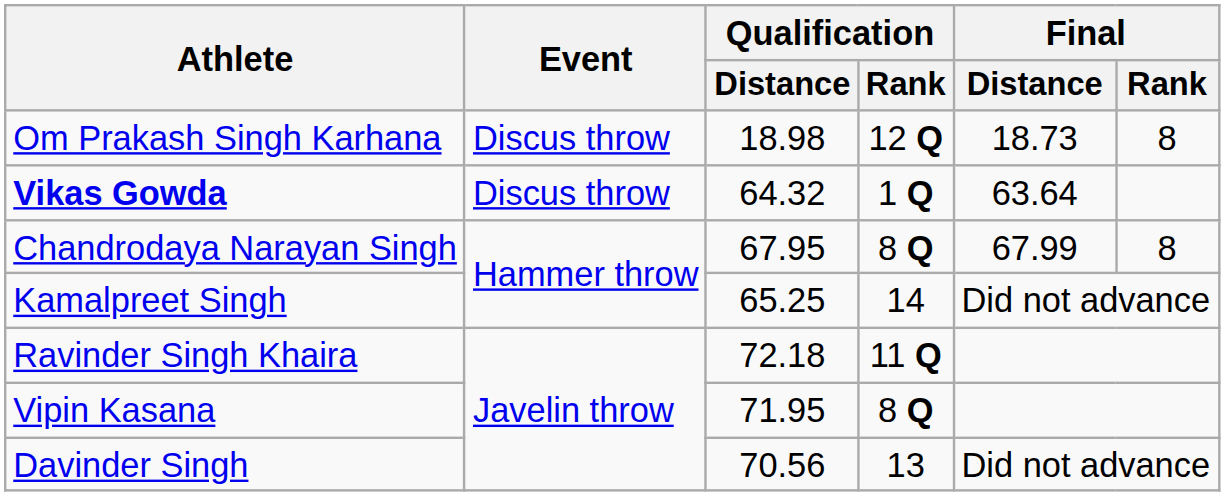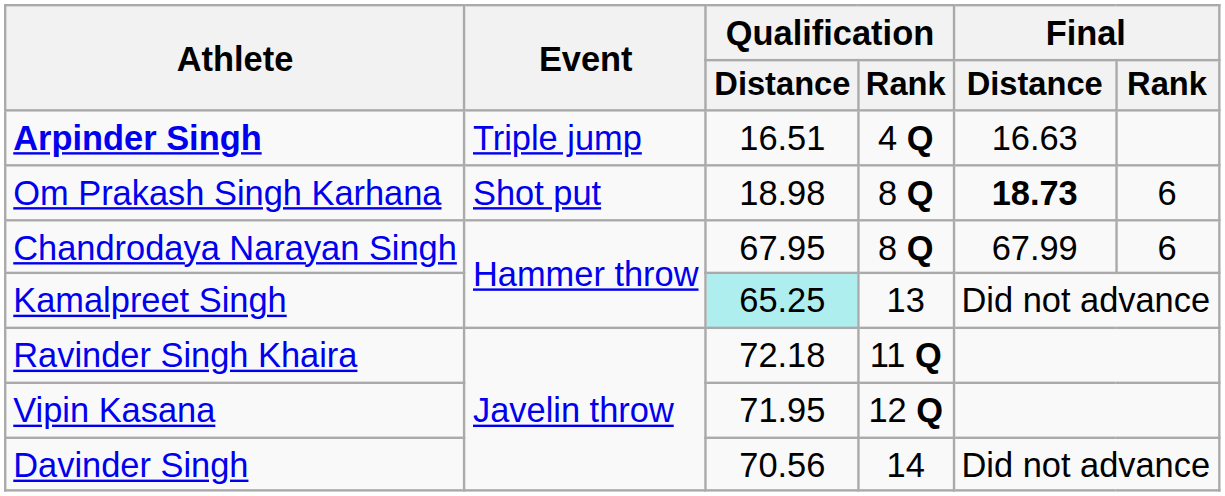+ row: (137, 138)
(571, 138) Discus throw -> (537, 193) Shot put
(906, 138) 12 Q -> (906, 193) 8 Q
(1035, 138) normal -> (1035, 193) bold
(1167, 138) 8 -> (1167, 193) 6
- row: (120, 193)
(1167, 247) 8 -> (1167, 247) 6
(782, 302) no background -> (782, 302) paleturquoise background
(906, 302) 14 -> (906, 302) 13
(906, 410) 8 Q -> (906, 410) 12 Q
(906, 465) 13 -> (906, 465) 14
